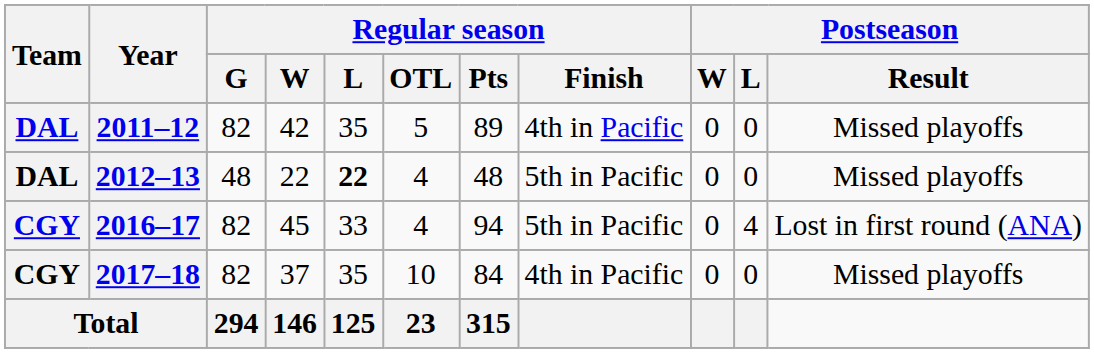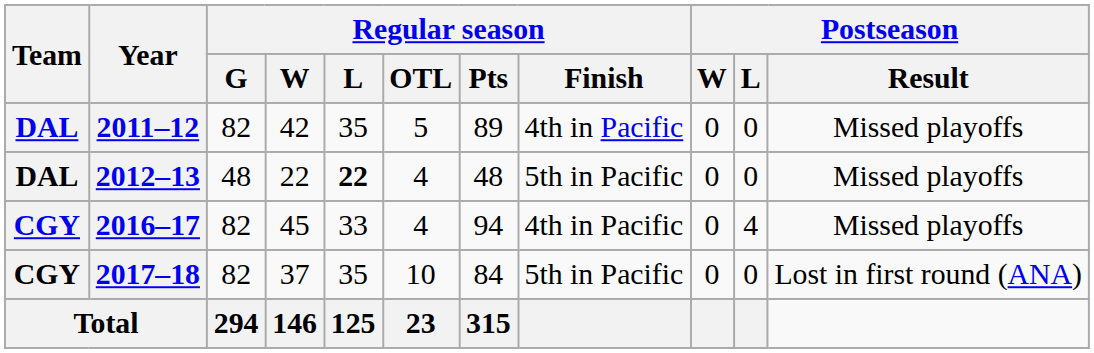(604, 225) 5th in Pacific -> (604, 225) 4th in Pacific
(928, 225) Lost in first round (ANA) -> (928, 225) Missed playoffs
(604, 274) 4th in Pacific -> (604, 274) 5th in Pacific
(928, 274) Missed playoffs -> (928, 274) Lost in first round (ANA)
